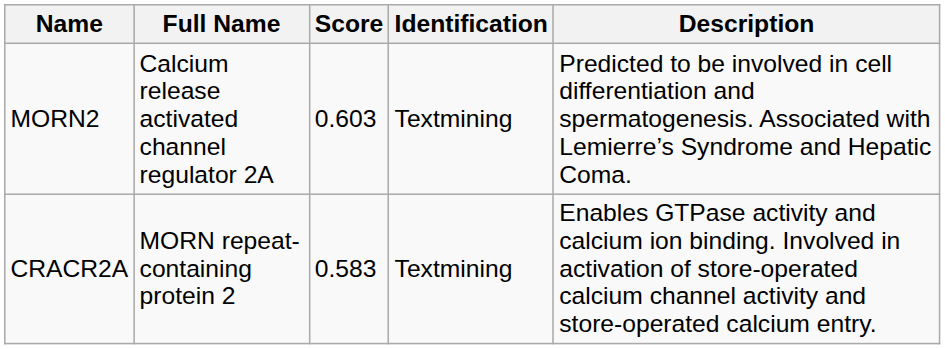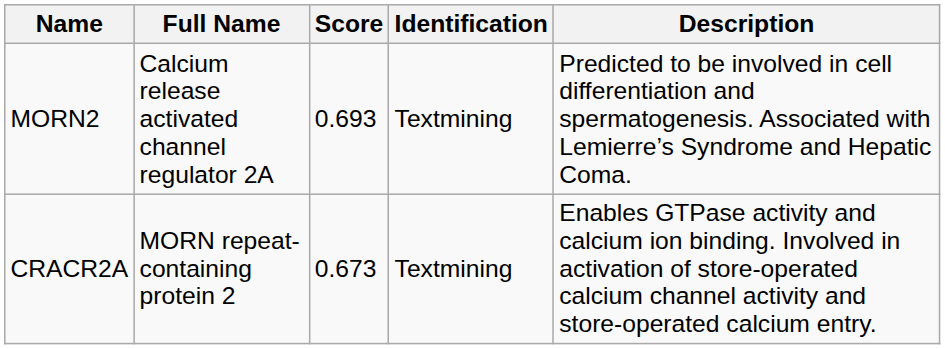(346, 118) 0.603 -> (346, 118) 0.693
(346, 268) 0.583 -> (346, 268) 0.673
